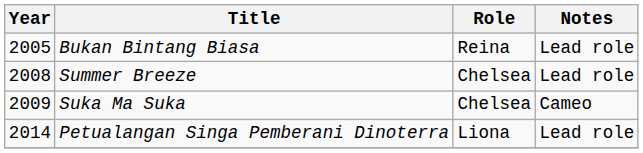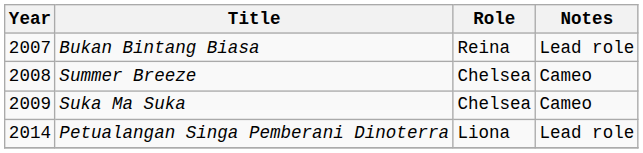(30, 48) 2005 -> (30, 48) 2007
(587, 76) Lead role -> (566, 76) Cameo
